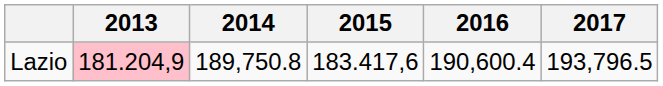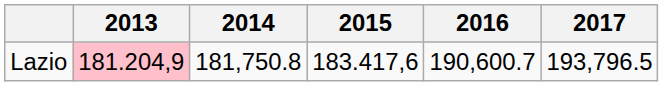(248, 61) 189,750.8 -> (248, 61) 181,750.8
(482, 61) 190,600.4 -> (482, 61) 190,600.7
